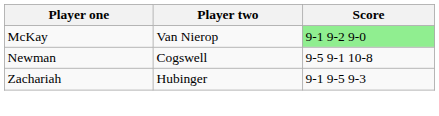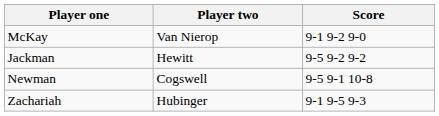(336, 36) lightgreen background -> (336, 36) no background
+ row: (31, 57)
